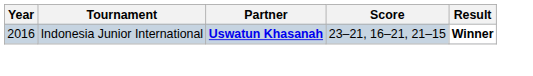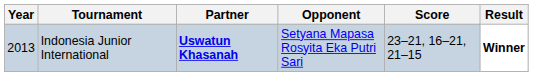+ column: (331, 15)
(21, 34) 2016 -> (21, 48) 2013
